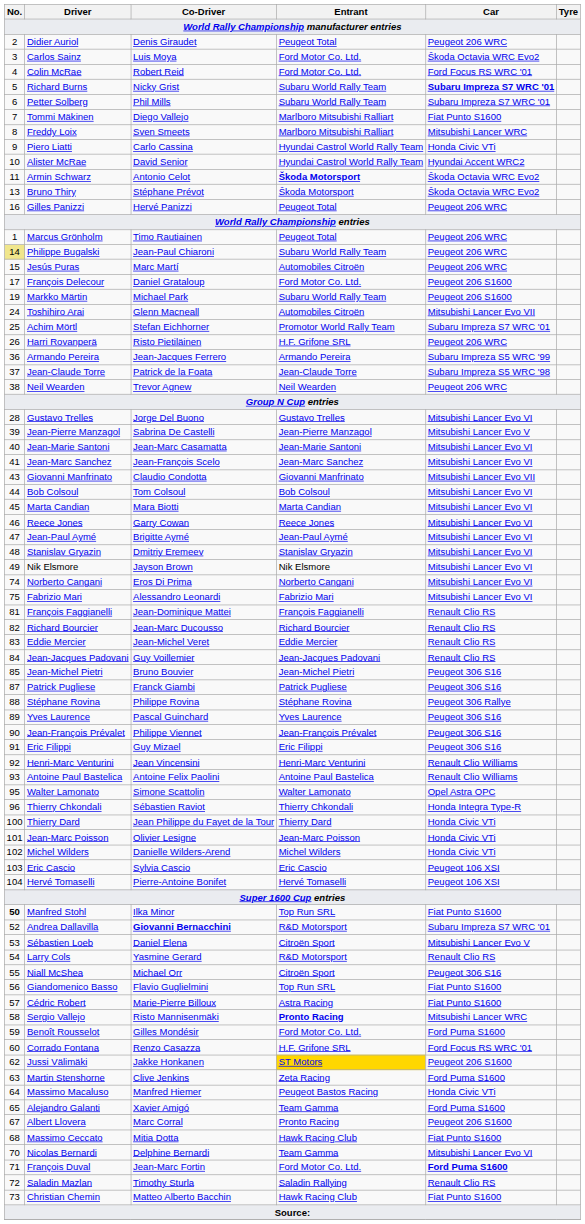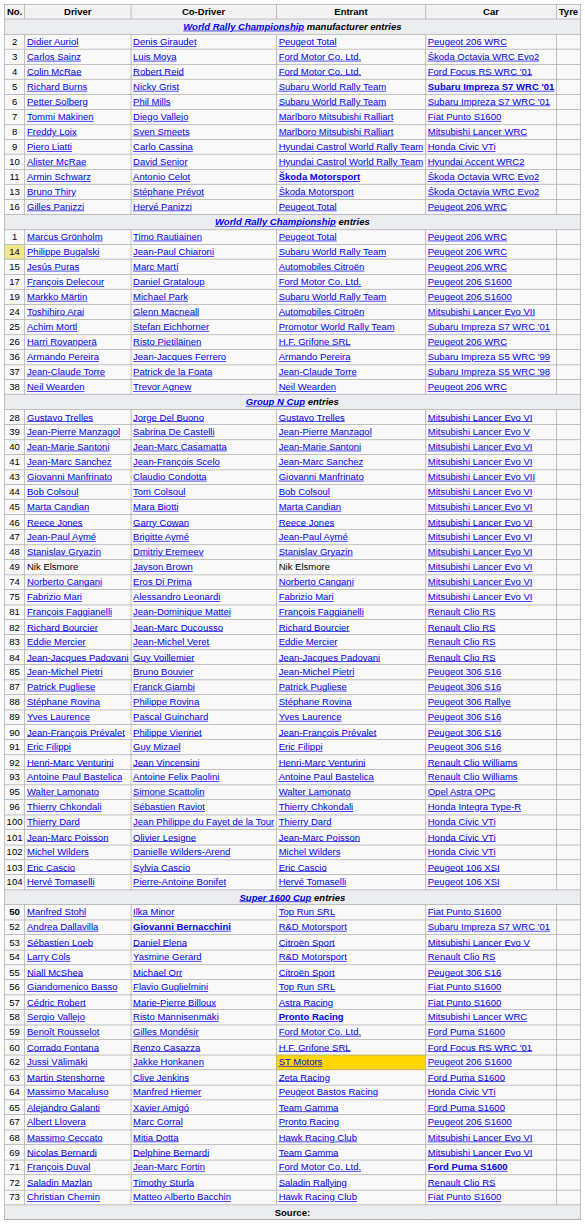(464, 1137) Fiat Punto S1600 -> (480, 1137) Mitsubishi Lancer Evo VI
(15, 1152) 70 -> (15, 1152) 69
